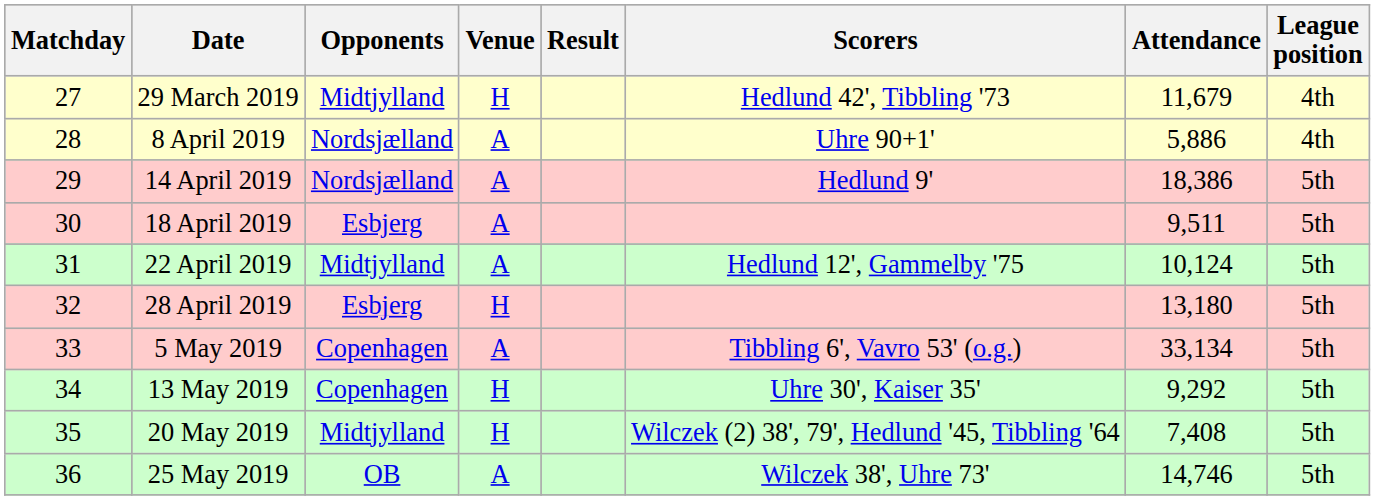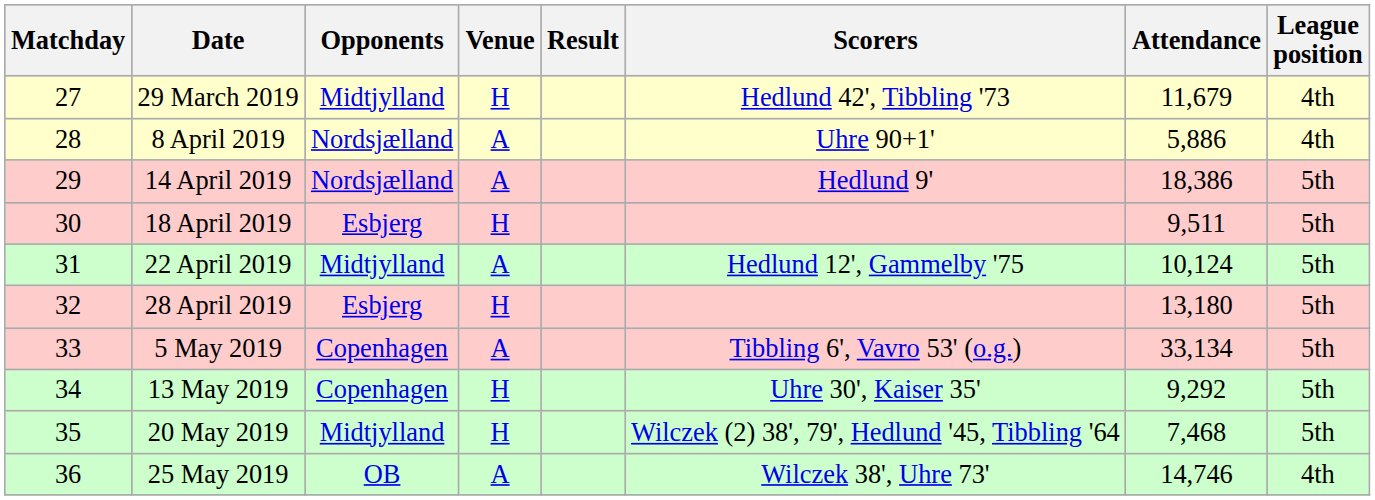(500, 222) A -> (500, 222) H
(1197, 431) 7,408 -> (1197, 431) 7,468
(1318, 473) 5th -> (1318, 473) 4th
